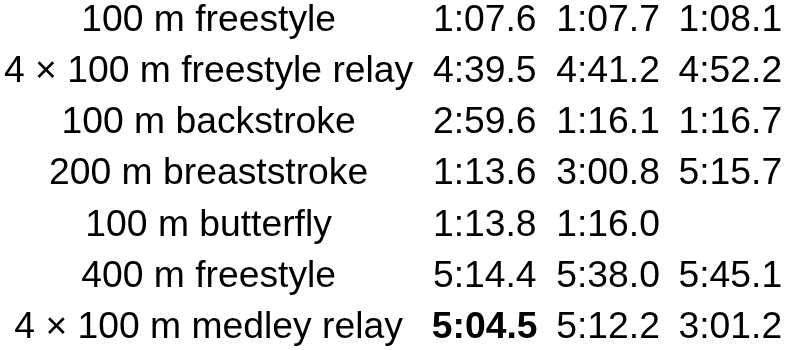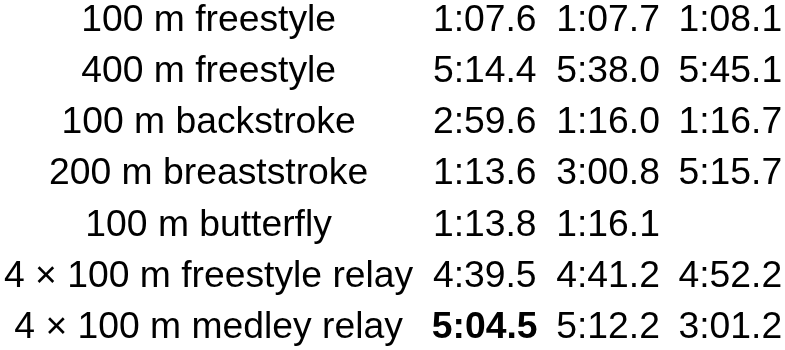rows swapped: (209, 274) <-> (209, 69)
(608, 120) 1:16.1 -> (608, 120) 1:16.0
(608, 223) 1:16.0 -> (608, 223) 1:16.1
